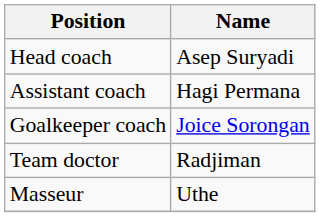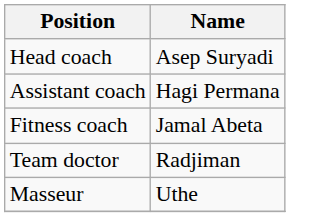+ row: (69, 125)
- row: (88, 125)
